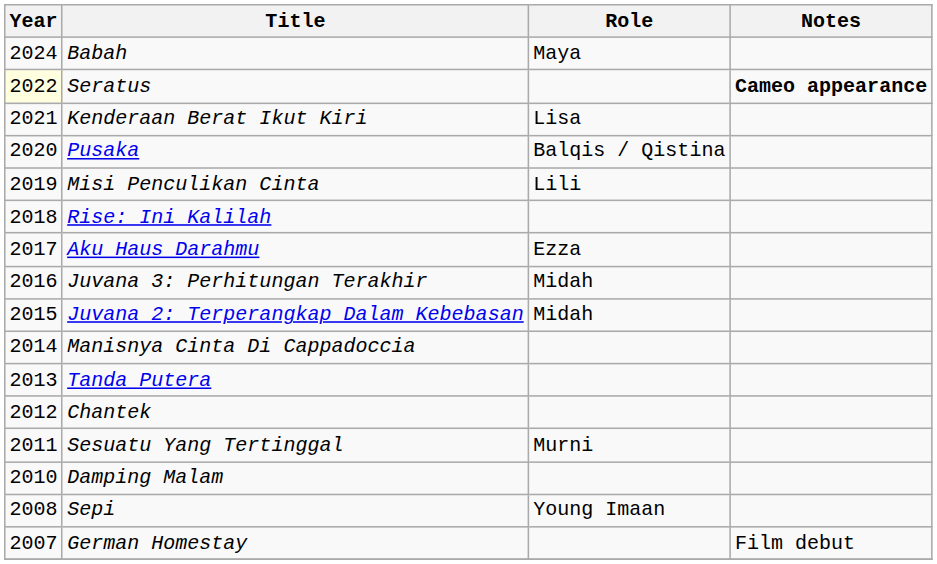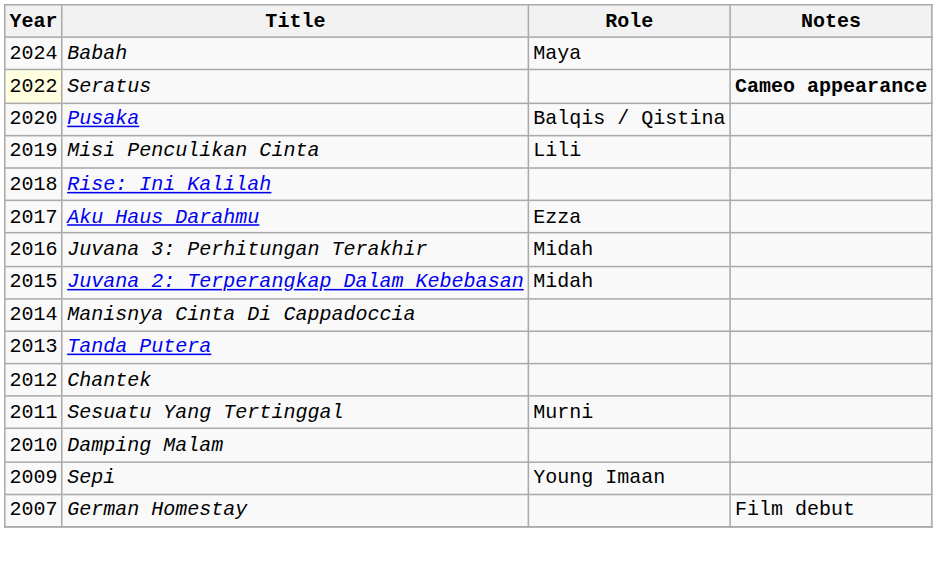- row: (217, 119)
(34, 511) 2008 -> (34, 478) 2009
